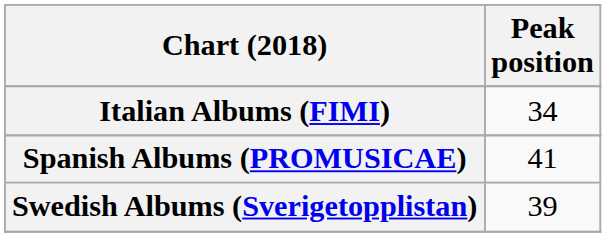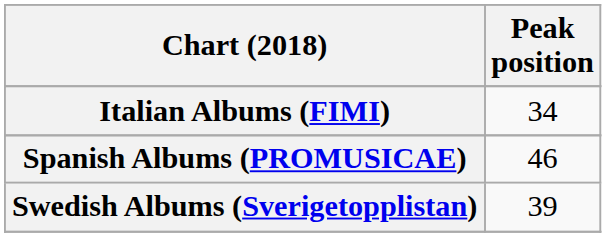(543, 158) 41 -> (543, 158) 46
